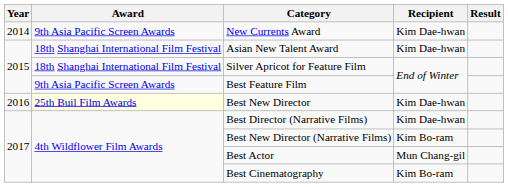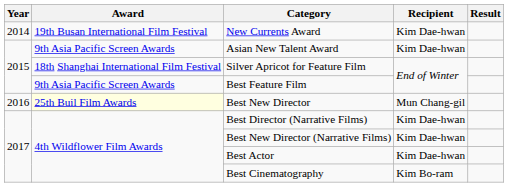(105, 31) 9th Asia Pacific Screen Awards -> (121, 31) 19th Busan International Film Festival
(128, 48) 18th Shanghai International Film Festival -> (105, 48) 9th Asia Pacific Screen Awards
(431, 102) Kim Dae-hwan -> (431, 102) Mun Chang-gil
(425, 137) Kim Bo-ram -> (431, 137) Kim Dae-hwan
(431, 155) Mun Chang-gil -> (431, 155) Kim Dae-hwan
